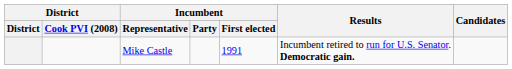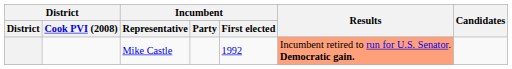(232, 50) 1991 -> (232, 50) 1992
(366, 50) no background -> (366, 50) lightsalmon background
